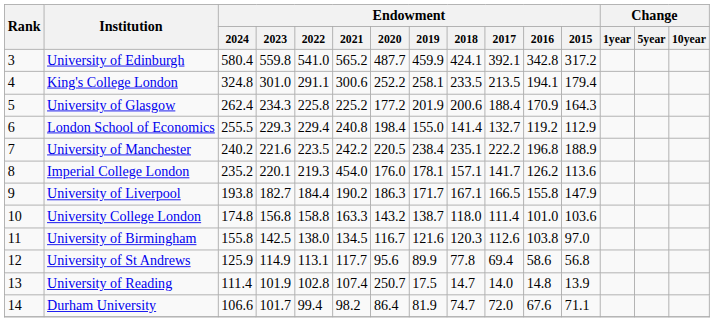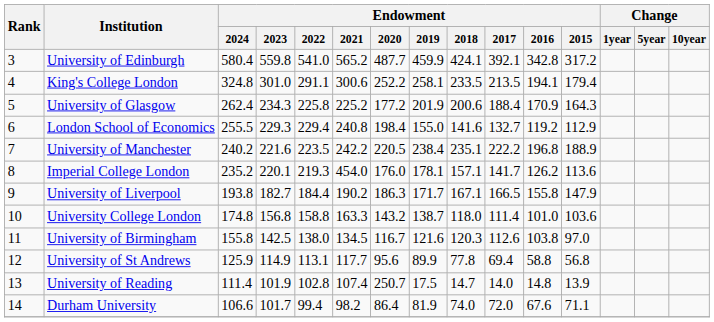(466, 127) 141.4 -> (466, 127) 141.6
(539, 261) 58.6 -> (539, 261) 58.8
(463, 305) 74.7 -> (463, 305) 74.0
